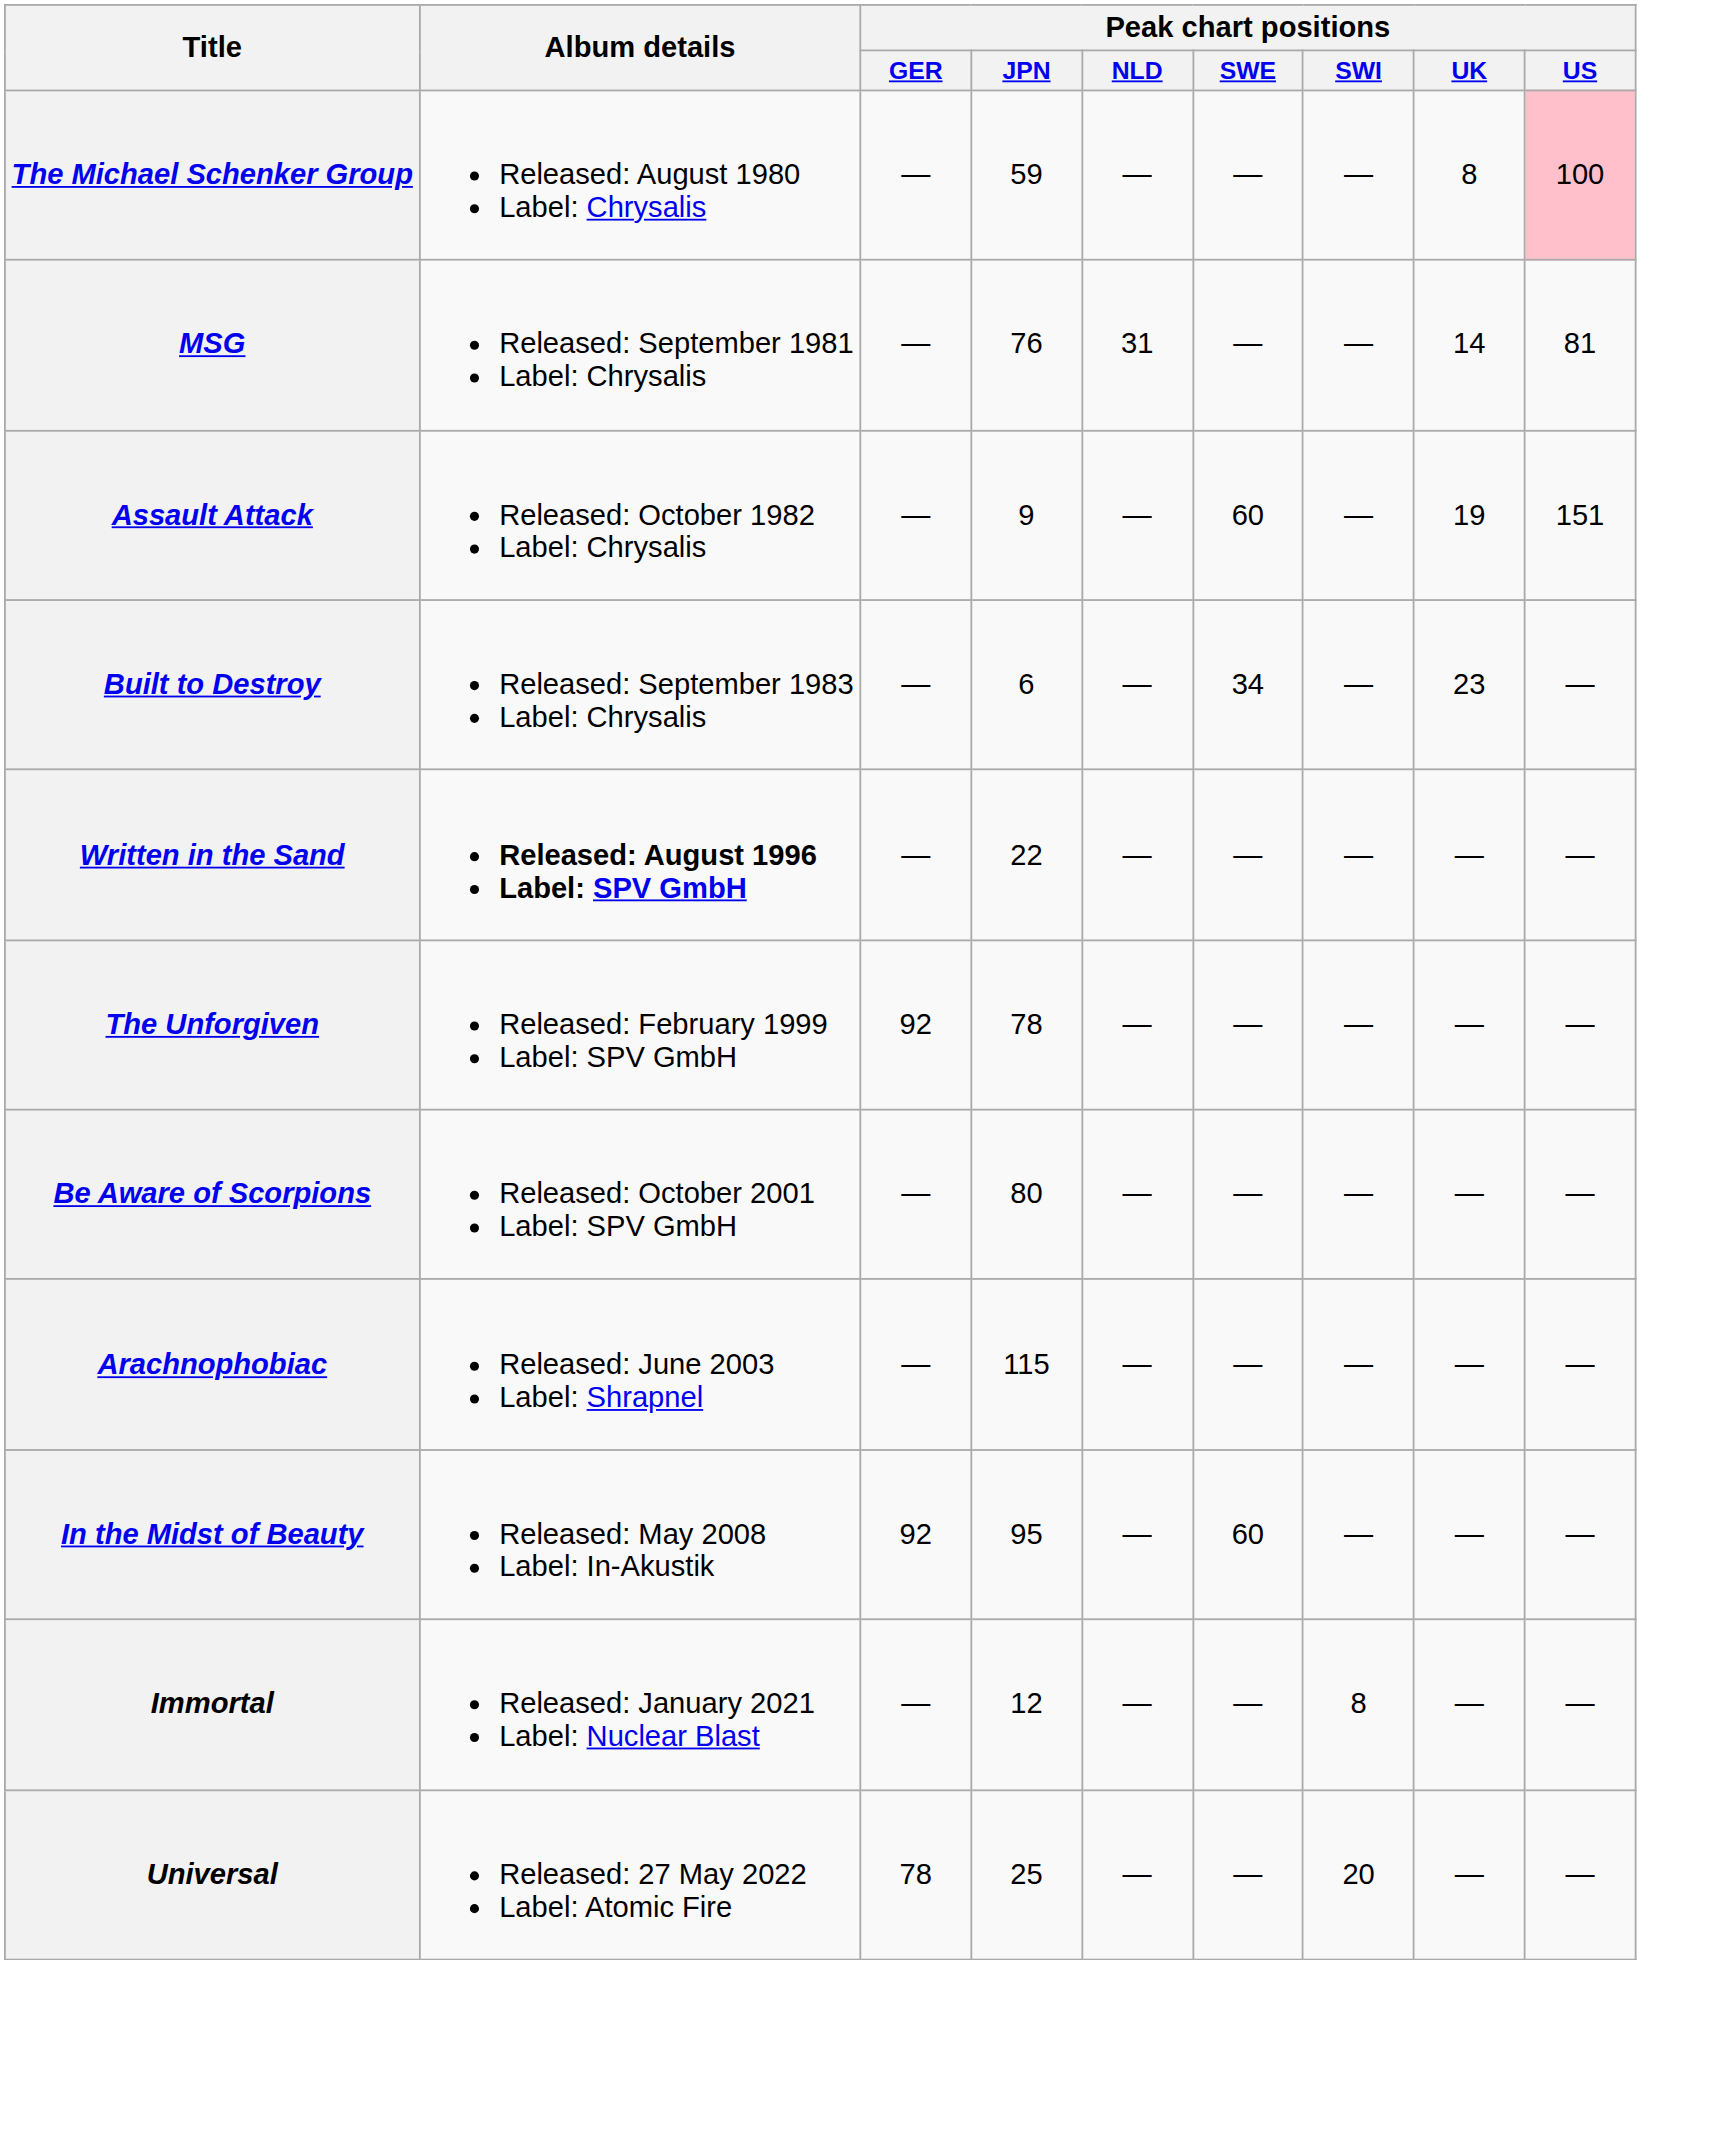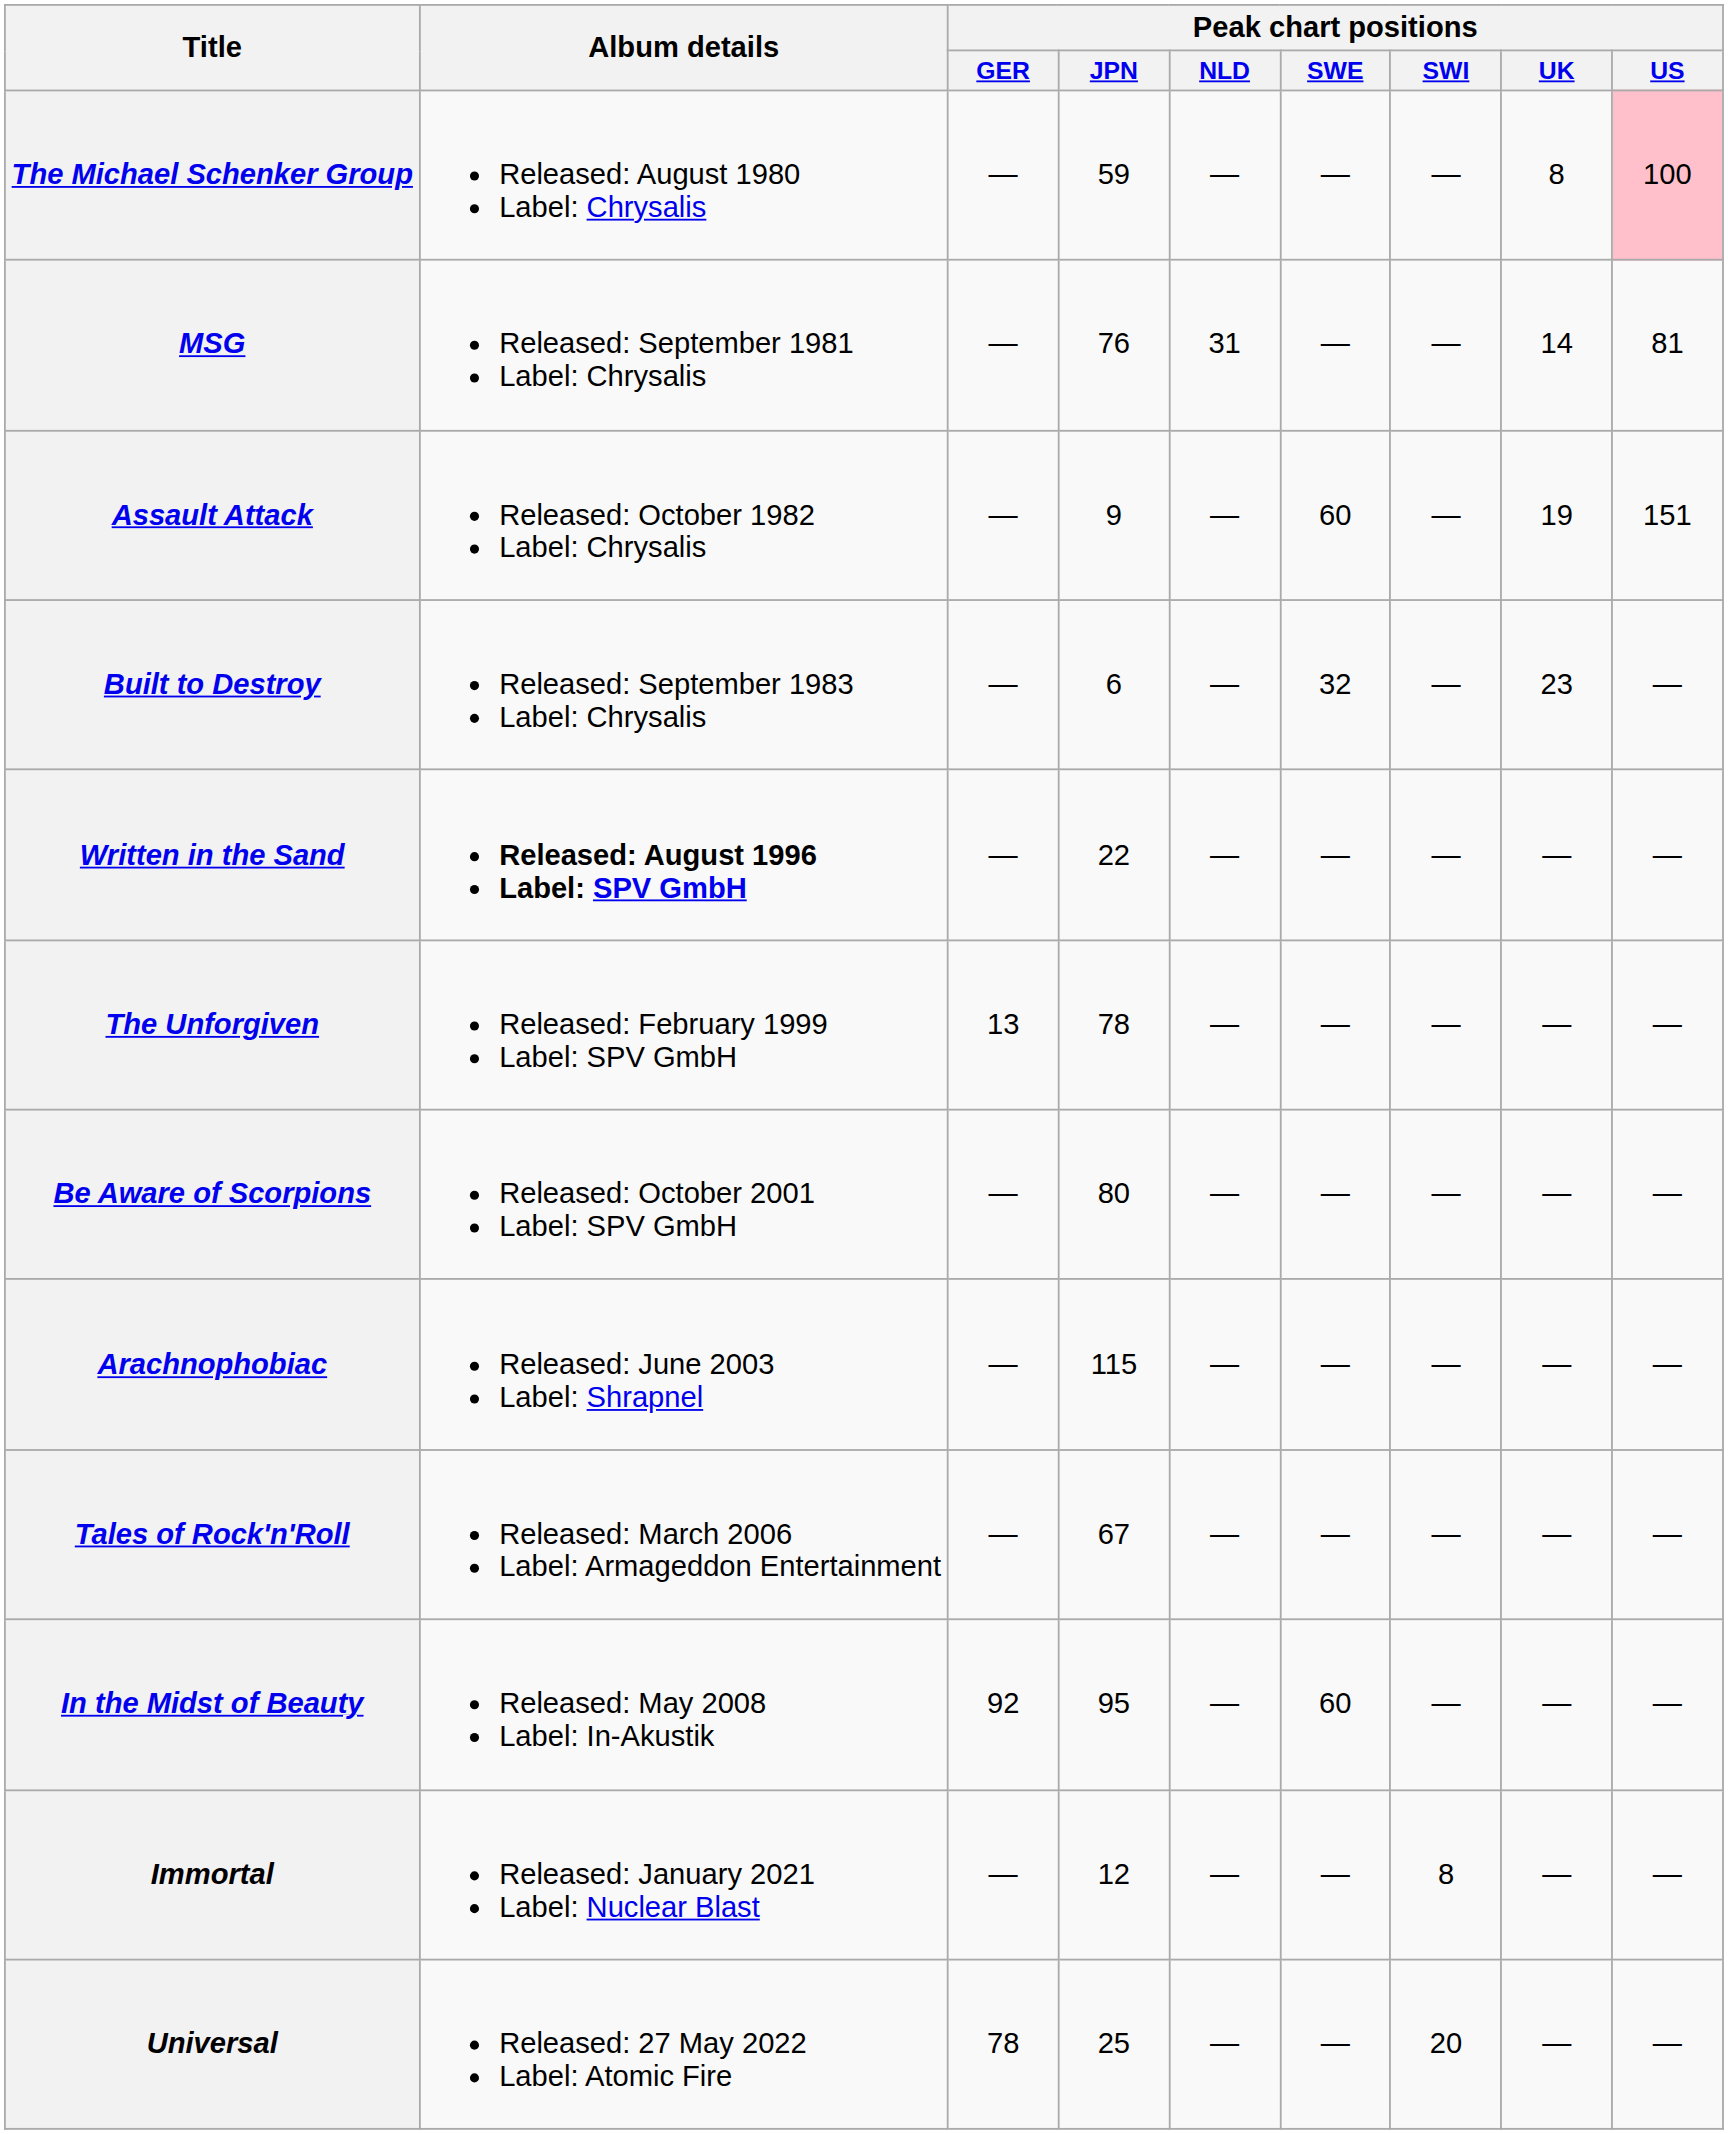(1248, 684) 34 -> (1335, 684) 32
(916, 1024) 92 -> (1003, 1024) 13
+ row: (212, 1534)
